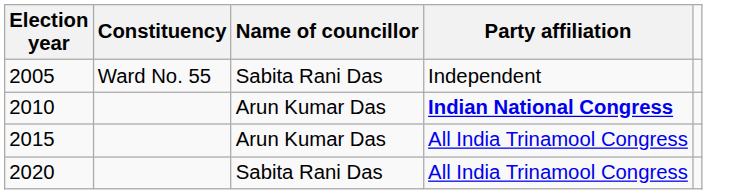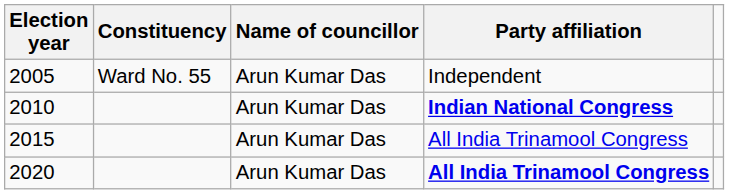(309, 75) Sabita Rani Das -> (311, 75) Arun Kumar Das
(309, 172) Sabita Rani Das -> (311, 172) Arun Kumar Das
(558, 172) normal -> (569, 172) bold
